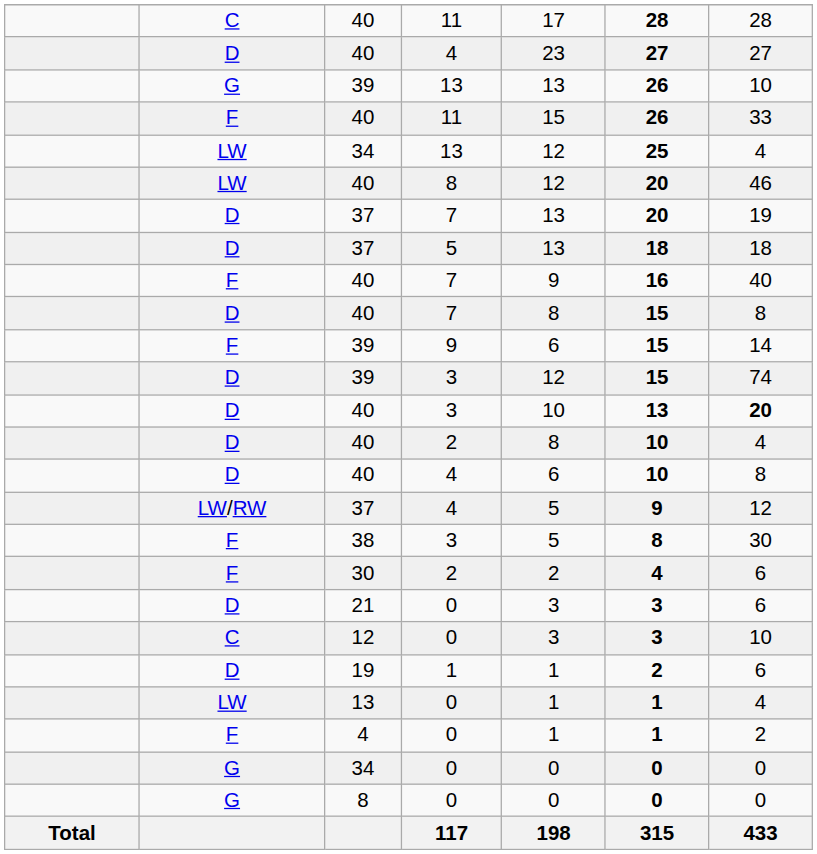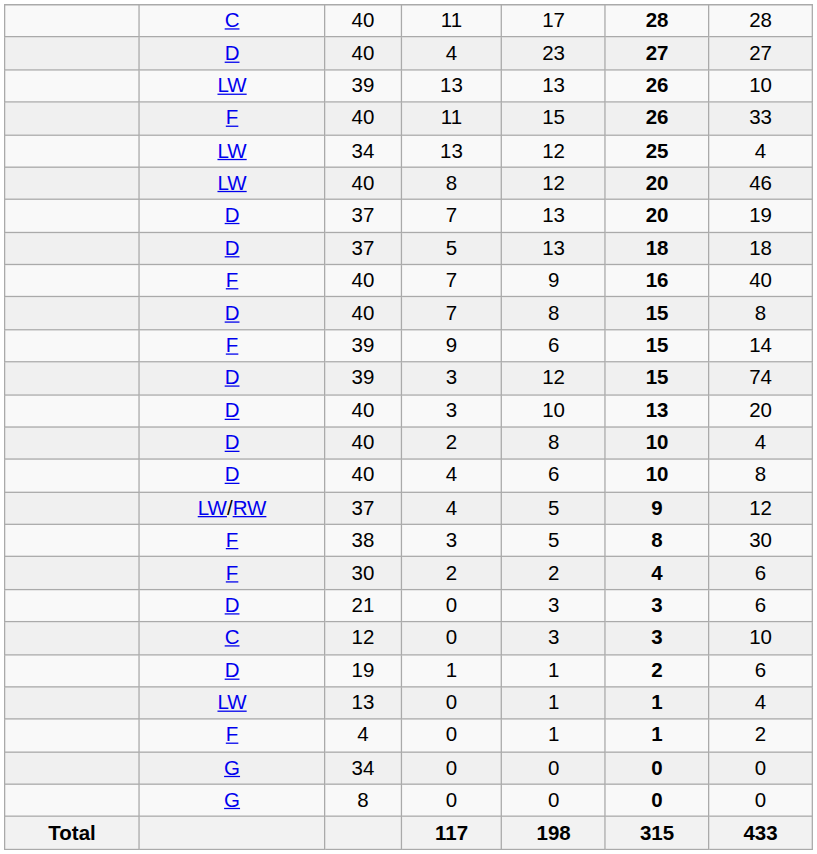(232, 85) G -> (232, 85) LW
(761, 410) bold -> (761, 410) normal
